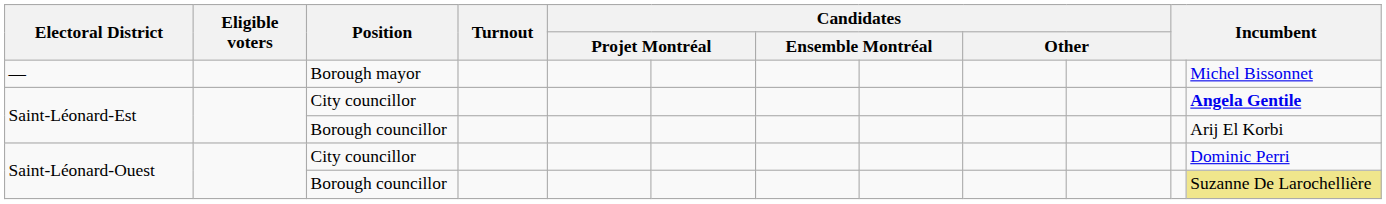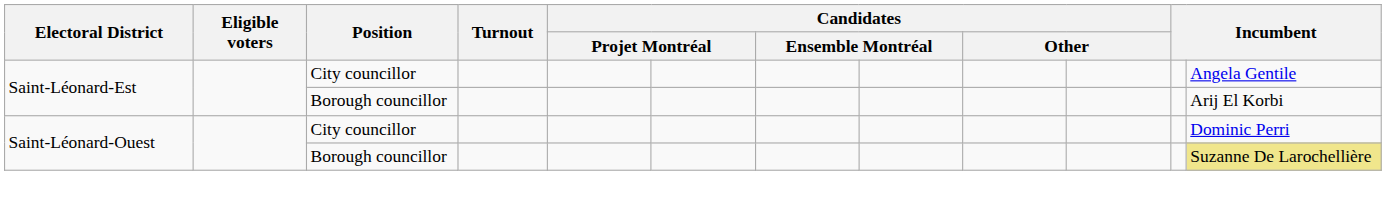- row: (17, 73)
(1246, 101) bold -> (1243, 73) normal
